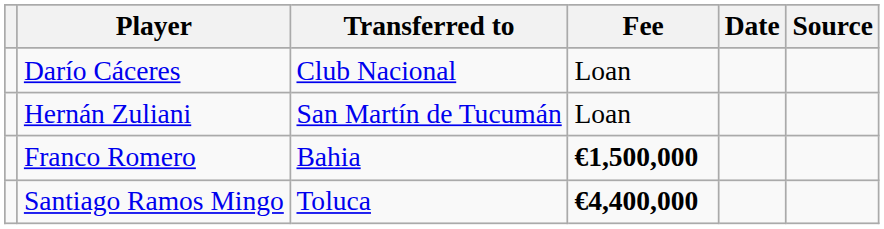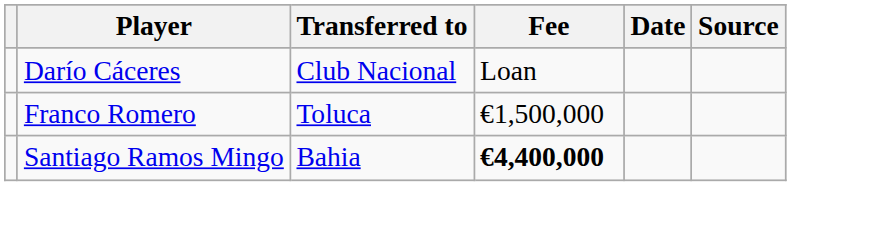- row: (108, 113)
(329, 157) Bahia -> (334, 113) Toluca
(636, 157) bold -> (542, 113) normal
(334, 200) Toluca -> (329, 157) Bahia
